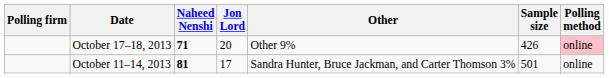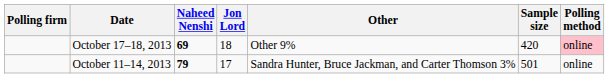(183, 45) 71 -> (183, 45) 69
(226, 45) 20 -> (226, 45) 18
(530, 45) 426 -> (530, 45) 420
(183, 63) 81 -> (183, 63) 79
